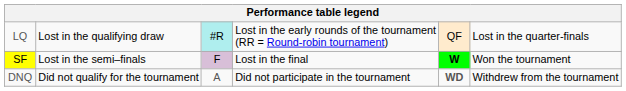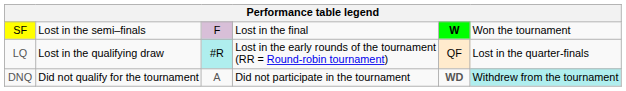rows swapped: (20, 37) <-> (20, 61)
(545, 78) no background -> (545, 78) paleturquoise background
